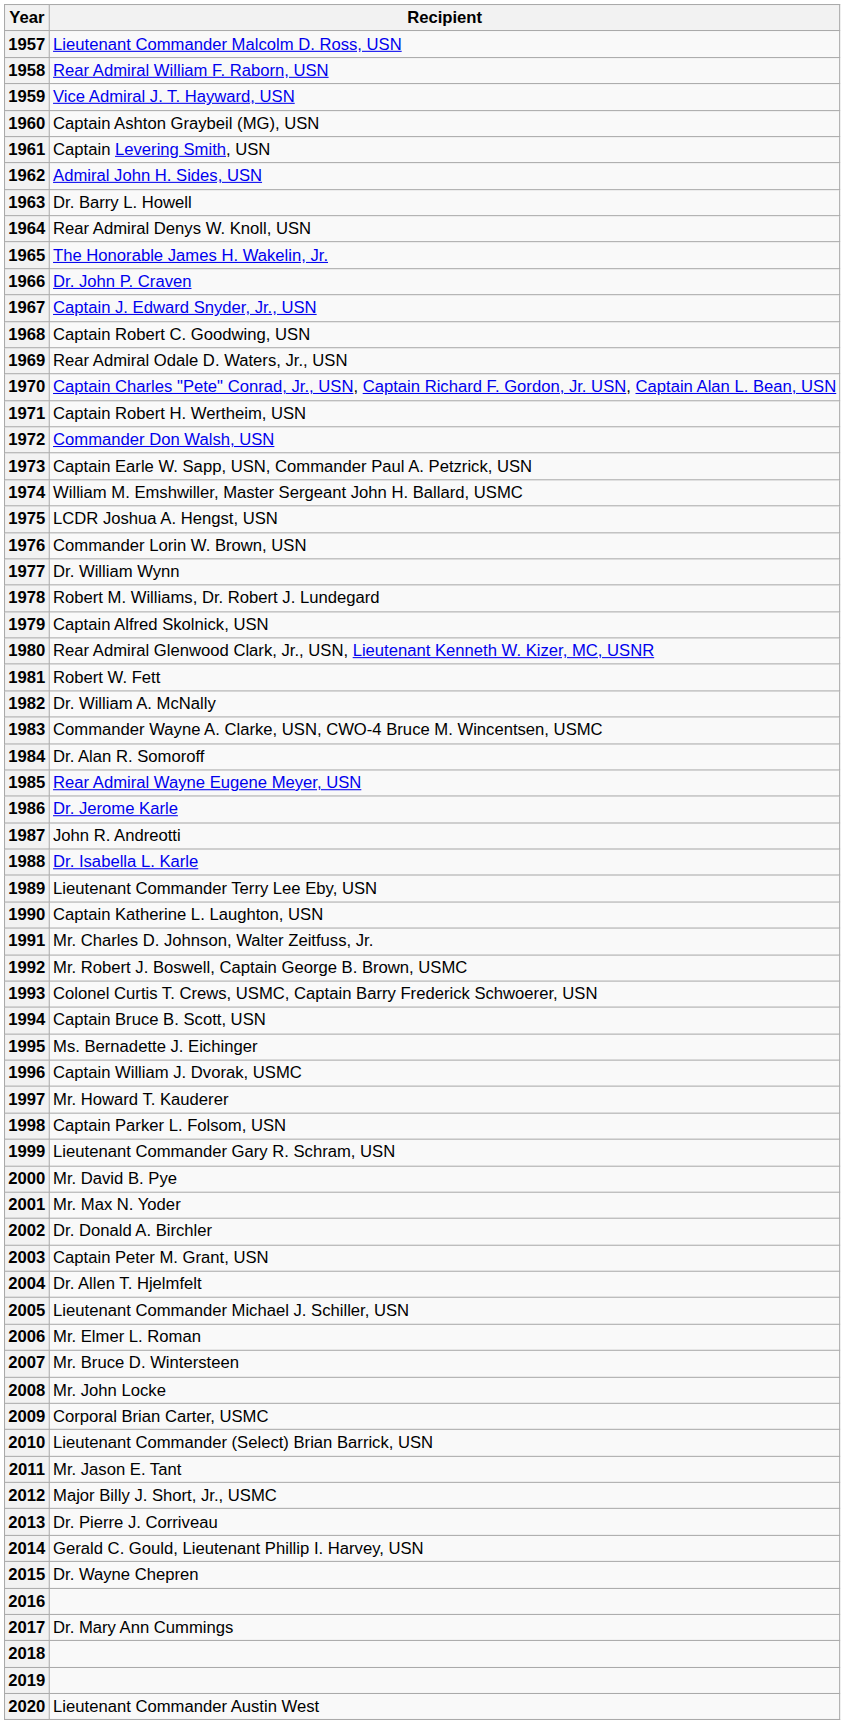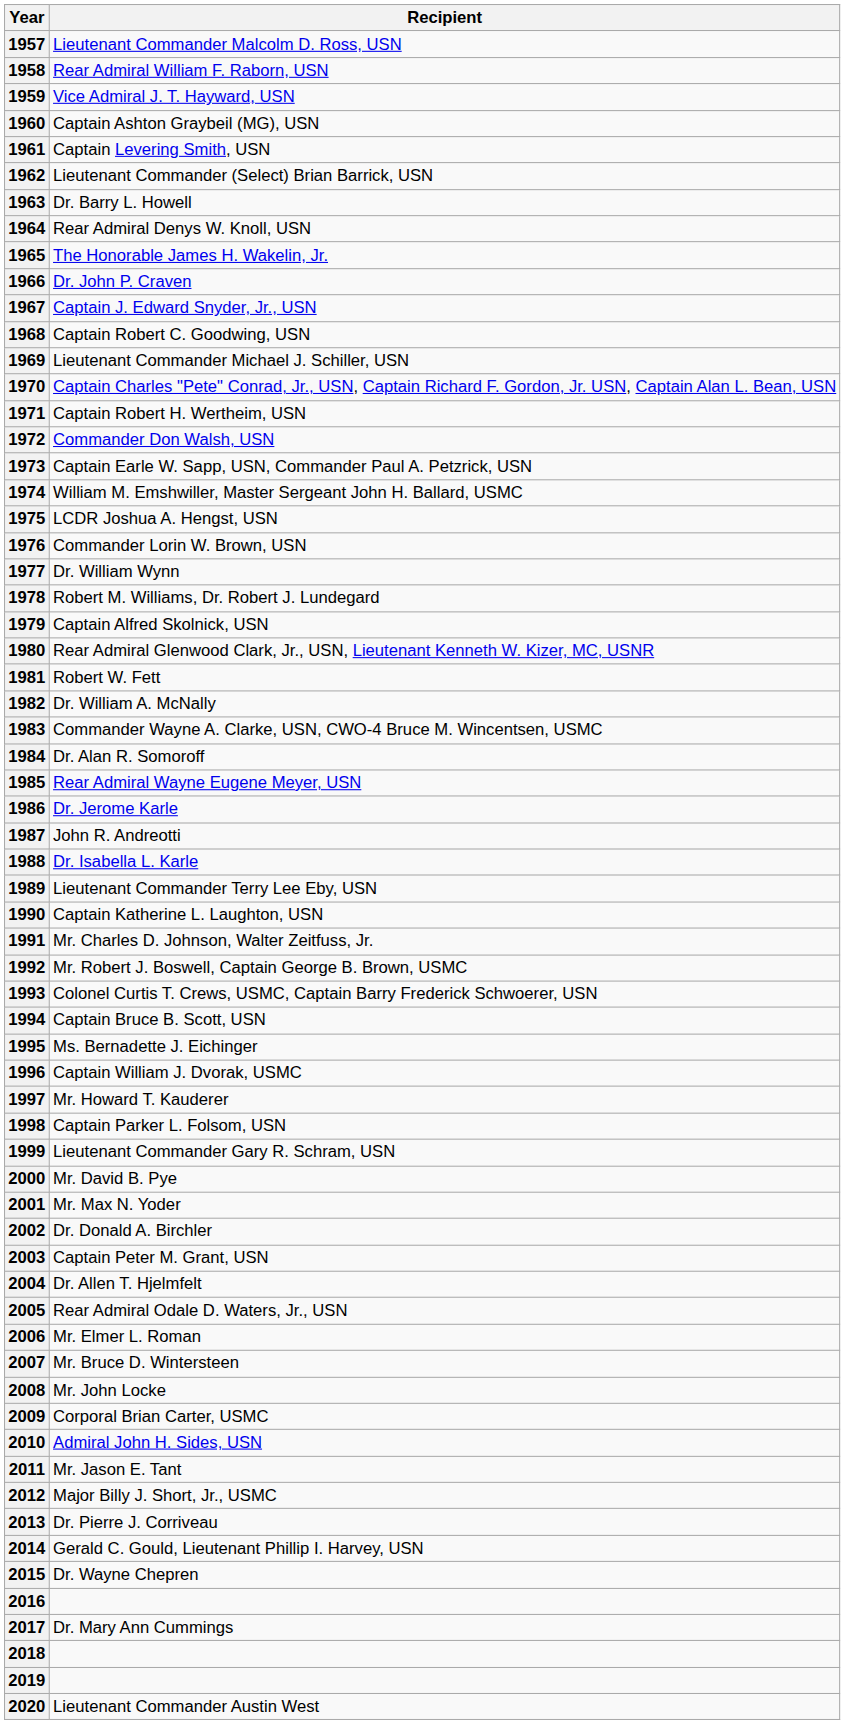(158, 176) Admiral John H. Sides, USN -> (243, 176) Lieutenant Commander (Select) Brian Barrick, USN
(200, 360) Rear Admiral Odale D. Waters, Jr., USN -> (231, 360) Lieutenant Commander Michael J. Schiller, USN
(231, 1310) Lieutenant Commander Michael J. Schiller, USN -> (200, 1310) Rear Admiral Odale D. Waters, Jr., USN
(243, 1442) Lieutenant Commander (Select) Brian Barrick, USN -> (158, 1442) Admiral John H. Sides, USN
